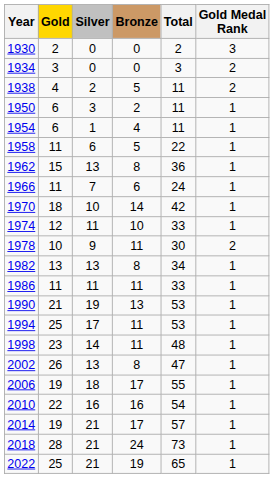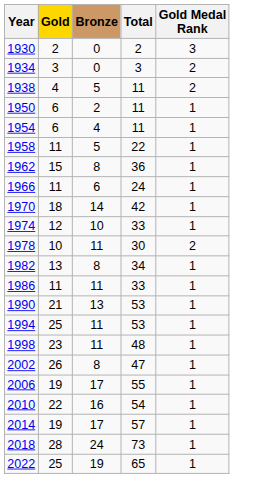- column: (93, 22)
